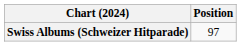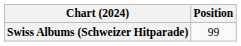(213, 31) 97 -> (213, 31) 99
